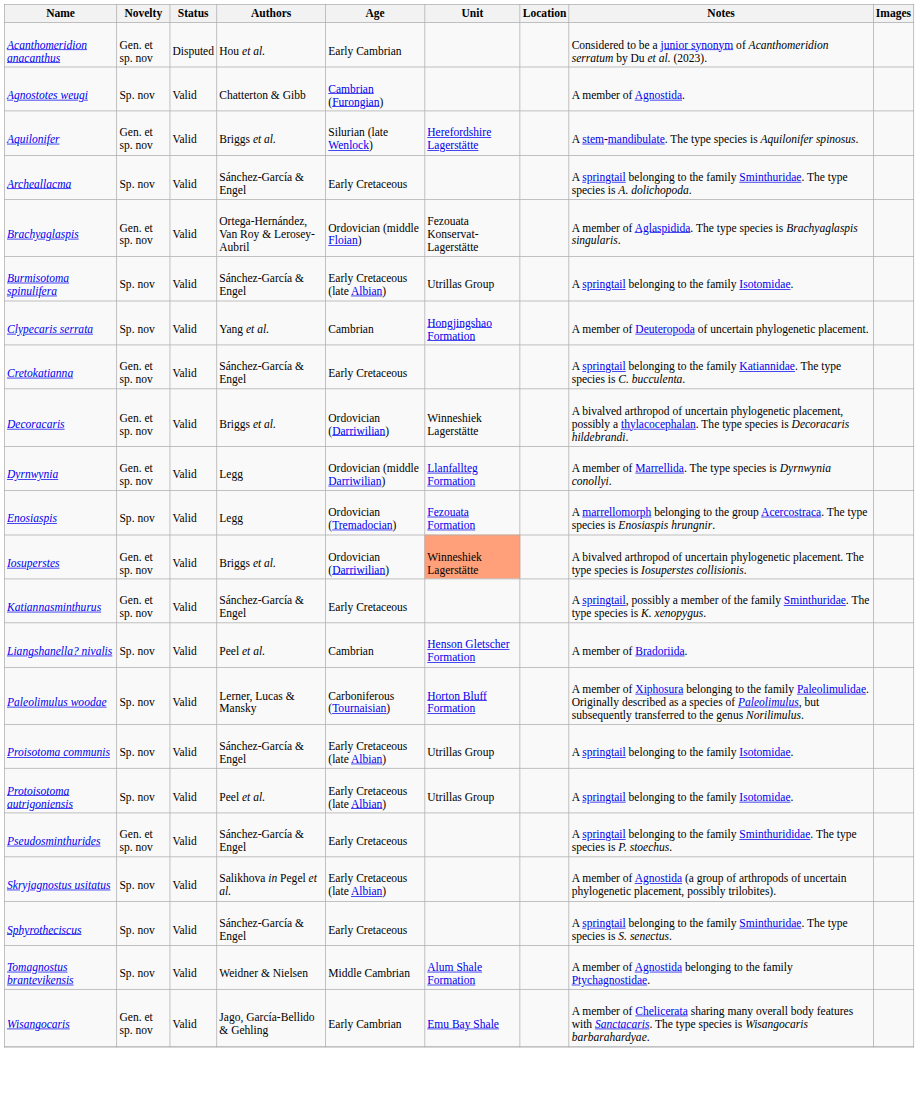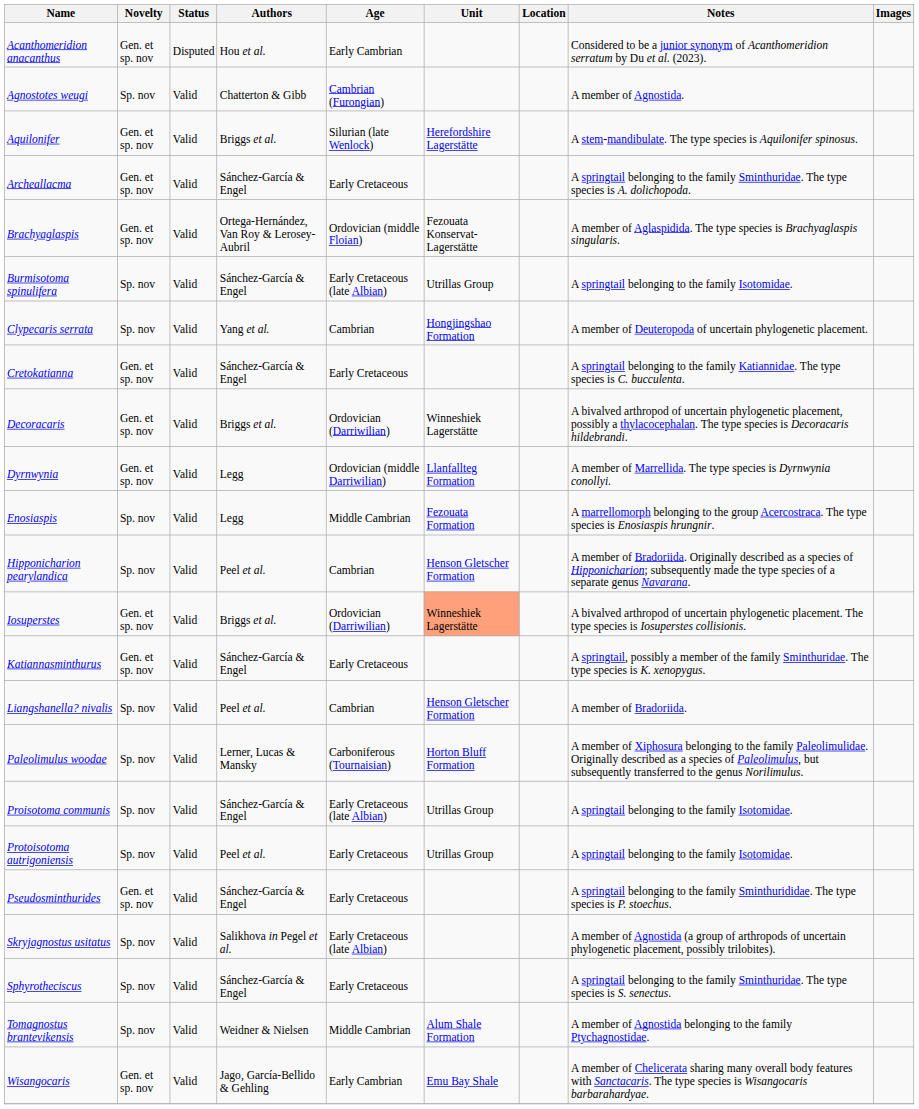(137, 183) Sp. nov -> (137, 183) Gen. et sp. nov
(362, 519) Ordovician (Tremadocian) -> (370, 519) Middle Cambrian
+ row: (44, 569)
(368, 797) Early Cretaceous (late Albian) -> (368, 854) Early Cretaceous
